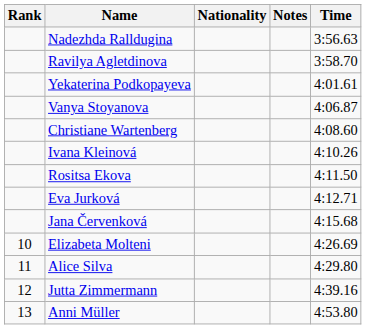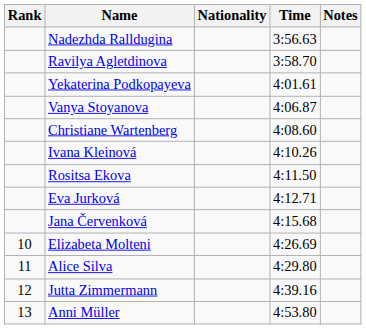columns swapped: (336, 15) <-> (290, 15)
